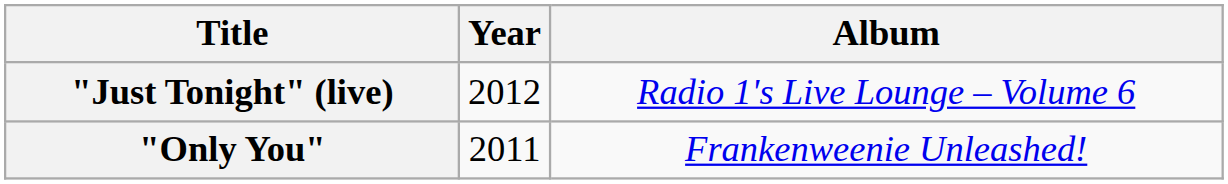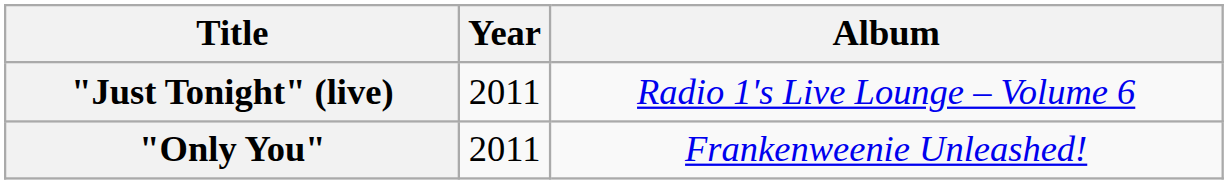(505, 91) 2012 -> (505, 91) 2011
